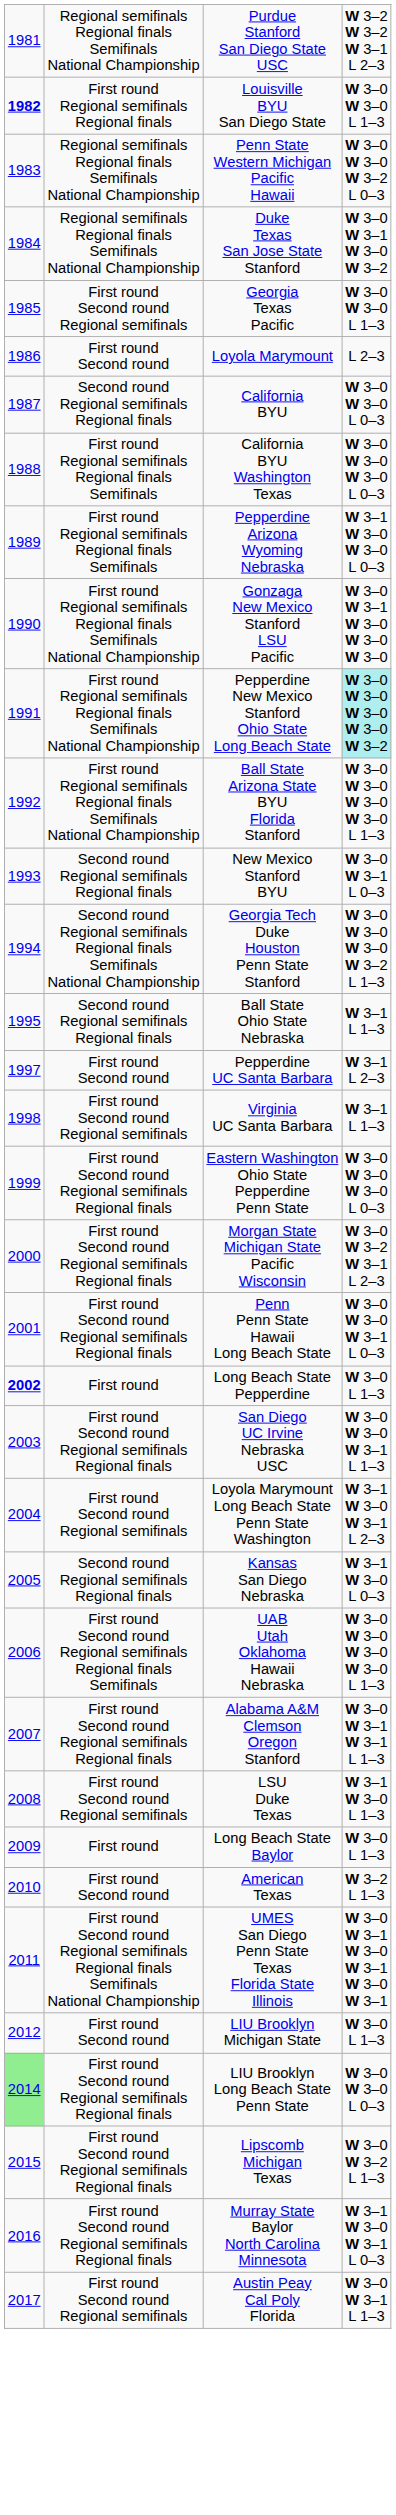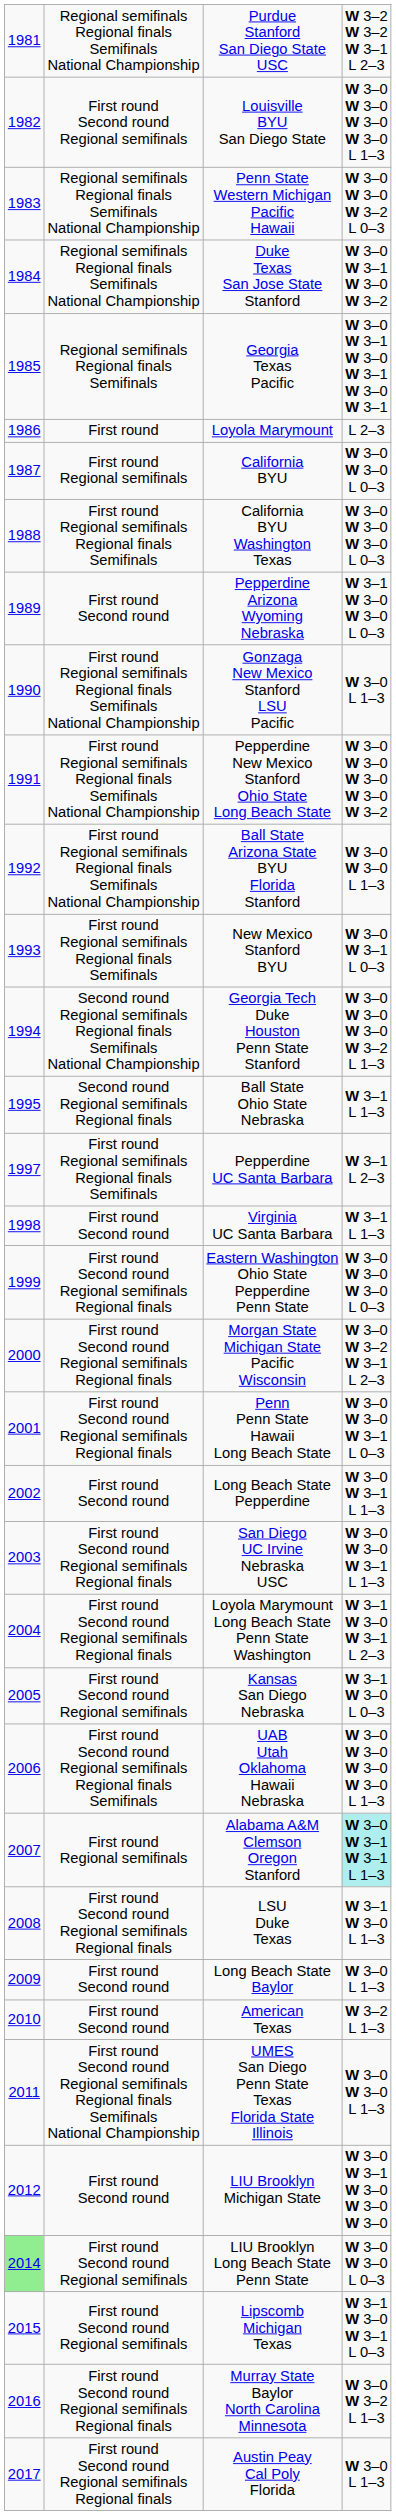(24, 105) bold -> (24, 122) normal
(123, 105) First round Regional semifinals Regional finals -> (123, 122) First round Second round Regional semifinals
(366, 105) W 3–0 W 3–0 L 1–3 -> (366, 122) W 3–0 W 3–0 W 3–0 W 3–0 L 1–3
(123, 308) First round Second round Regional semifinals -> (123, 366) Regional semifinals Regional finals Semifinals
(366, 308) W 3–0 W 3–0 L 1–3 -> (366, 366) W 3–0 W 3–1 W 3–0 W 3–1 W 3–0 W 3–1
(123, 356) First round Second round -> (123, 430) First round
(123, 404) Second round Regional semifinals Regional finals -> (123, 470) First round Regional semifinals
(123, 542) First round Regional semifinals Regional finals Semifinals -> (123, 608) First round Second round
(366, 623) W 3–0 W 3–1 W 3–0 W 3–0 W 3–0 -> (366, 689) W 3–0 L 1–3
(366, 713) paleturquoise background -> (366, 779) no background
(366, 802) W 3–0 W 3–0 W 3–0 W 3–0 L 1–3 -> (366, 869) W 3–0 W 3–0 L 1–3
(123, 875) Second round Regional semifinals Regional finals -> (123, 950) First round Regional semifinals Regional finals Semifinals
(123, 1070) First round Second round -> (123, 1169) First round Regional semifinals Regional finals Semifinals
(123, 1118) First round Second round Regional semifinals -> (123, 1225) First round Second round
(24, 1385) bold -> (24, 1493) normal
(123, 1385) First round -> (123, 1493) First round Second round
(366, 1385) W 3–0 L 1–3 -> (366, 1493) W 3–0 W 3–1 L 1–3
(123, 1515) First round Second round Regional semifinals -> (123, 1631) First round Second round Regional semifinals Regional finals
(123, 1579) Second round Regional semifinals Regional finals -> (123, 1695) First round Second round Regional semifinals
(123, 1734) First round Second round Regional semifinals Regional finals -> (123, 1850) First round Regional semifinals
(366, 1734) no background -> (366, 1850) paleturquoise background
(123, 1798) First round Second round Regional semifinals -> (123, 1923) First round Second round Regional semifinals Regional finals
(123, 1847) First round -> (123, 1979) First round Second round
(366, 1960) W 3–0 W 3–1 W 3–0 W 3–1 W 3–0 W 3–1 -> (366, 2092) W 3–0 W 3–0 L 1–3
(366, 2033) W 3–0 L 1–3 -> (366, 2190) W 3–0 W 3–1 W 3–0 W 3–0 W 3–0
(123, 2089) First round Second round Regional semifinals Regional finals -> (123, 2263) First round Second round Regional semifinals
(123, 2162) First round Second round Regional semifinals Regional finals -> (123, 2328) First round Second round Regional semifinals
(366, 2162) W 3–0 W 3–2 L 1–3 -> (366, 2328) W 3–1 W 3–0 W 3–1 L 0–3
(366, 2235) W 3–1 W 3–0 W 3–1 L 0–3 -> (366, 2401) W 3–0 W 3–2 L 1–3
(123, 2300) First round Second round Regional semifinals -> (123, 2474) First round Second round Regional semifinals Regional finals
(366, 2300) W 3–0 W 3–1 L 1–3 -> (366, 2474) W 3–0 L 1–3
